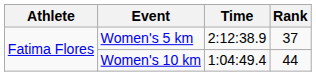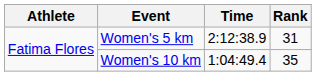(290, 38) 37 -> (290, 38) 31
(290, 61) 44 -> (290, 61) 35
